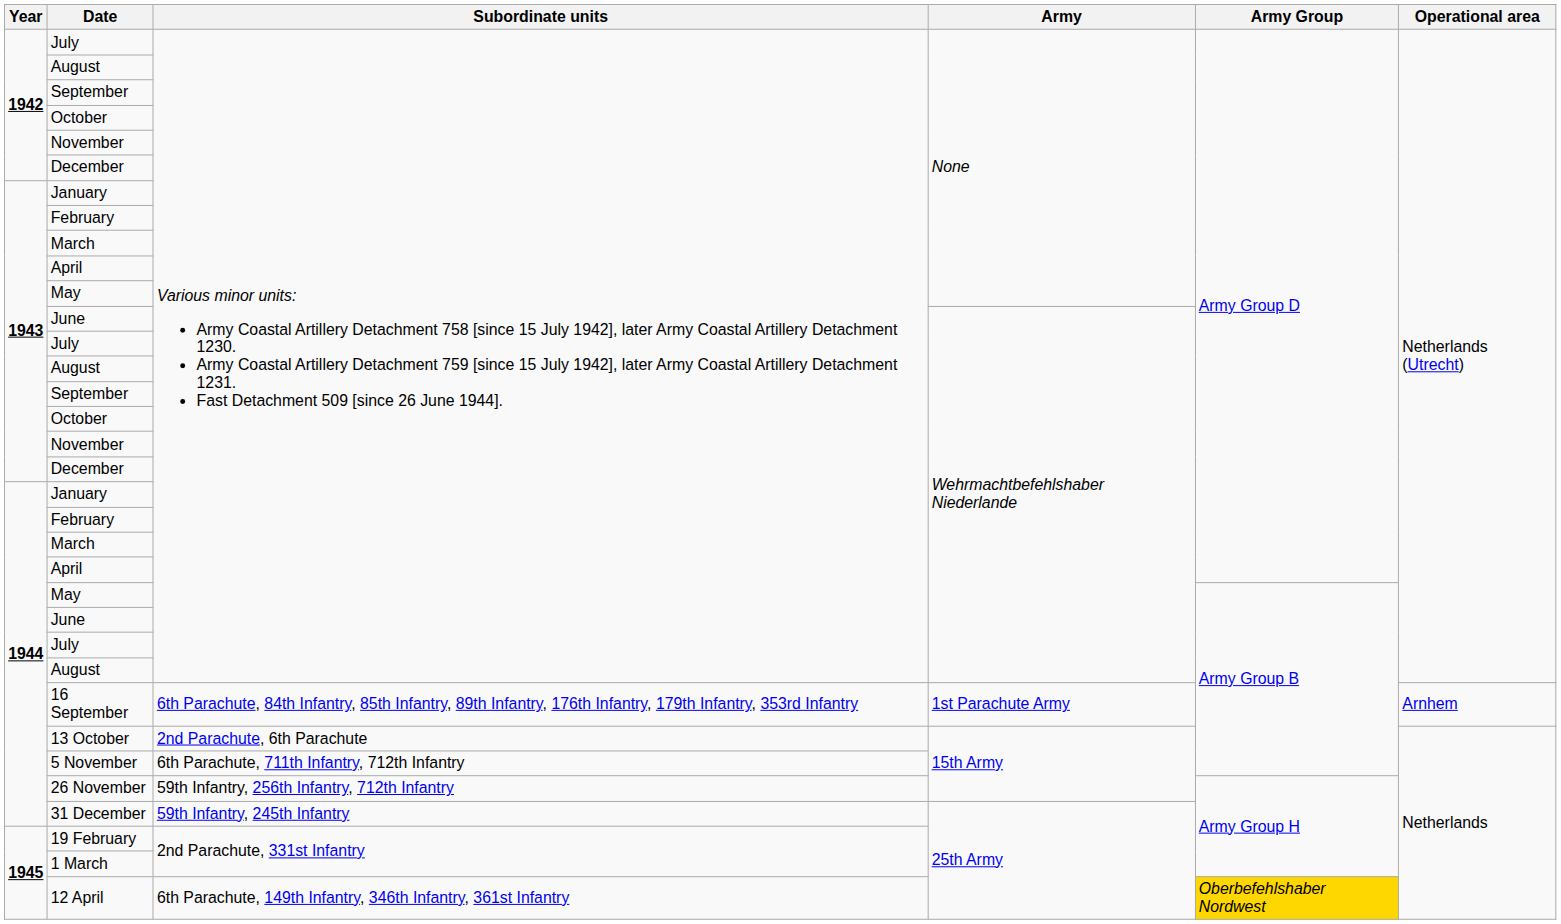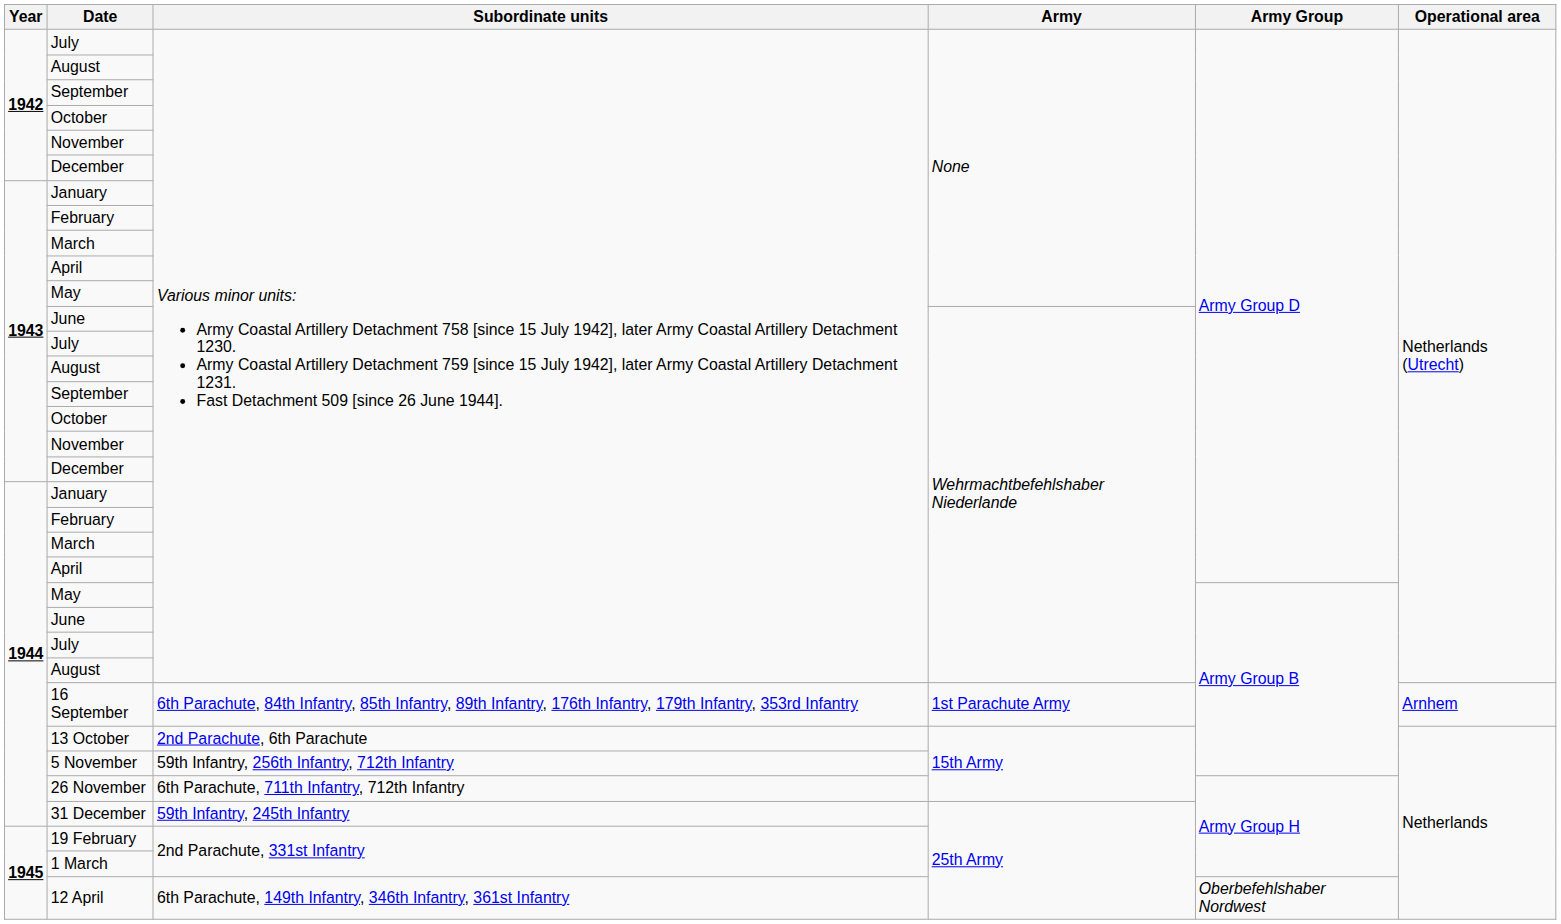(311, 763) 6th Parachute, 711th Infantry, 712th Infantry -> (305, 763) 59th Infantry, 256th Infantry, 712th Infantry
(305, 788) 59th Infantry, 256th Infantry, 712th Infantry -> (311, 788) 6th Parachute, 711th Infantry, 712th Infantry
(1262, 897) gold background -> (1262, 897) no background
